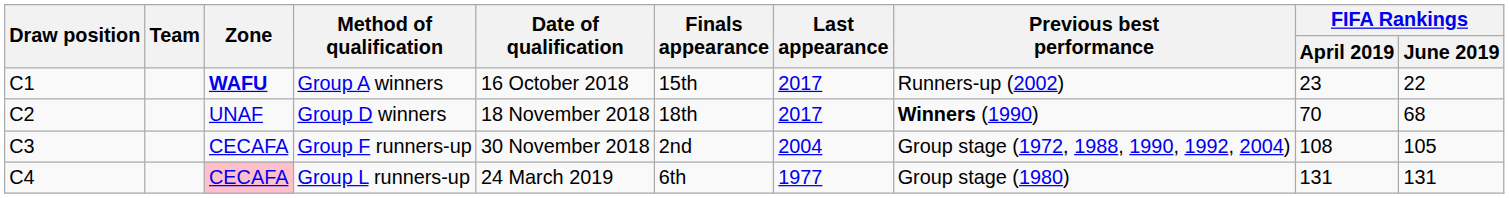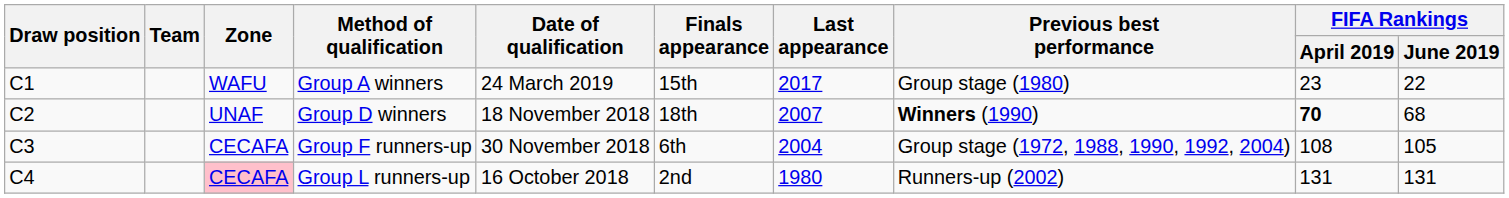(238, 83) bold -> (238, 83) normal
(555, 83) 16 October 2018 -> (547, 83) 24 March 2019
(981, 83) Runners-up (2002) -> (984, 83) Group stage (1980)
(800, 114) 2017 -> (800, 114) 2007
(1311, 114) normal -> (1311, 114) bold
(675, 146) 2nd -> (673, 146) 6th
(547, 177) 24 March 2019 -> (555, 177) 16 October 2018
(673, 177) 6th -> (675, 177) 2nd
(800, 177) 1977 -> (800, 177) 1980
(984, 177) Group stage (1980) -> (981, 177) Runners-up (2002)
